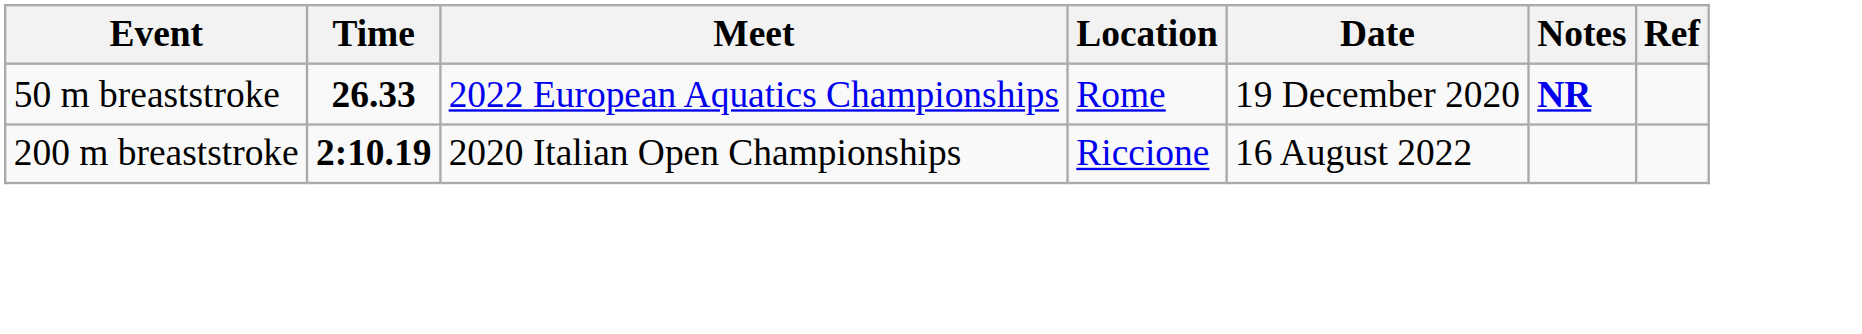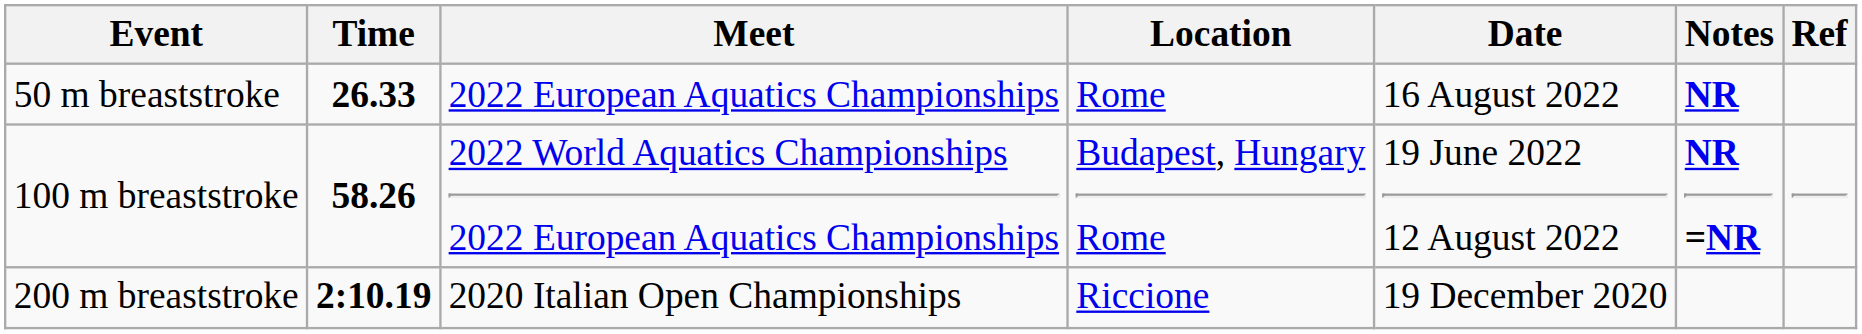(1377, 93) 19 December 2020 -> (1501, 93) 16 August 2022
+ row: (156, 195)
(1354, 152) 16 August 2022 -> (1525, 296) 19 December 2020
